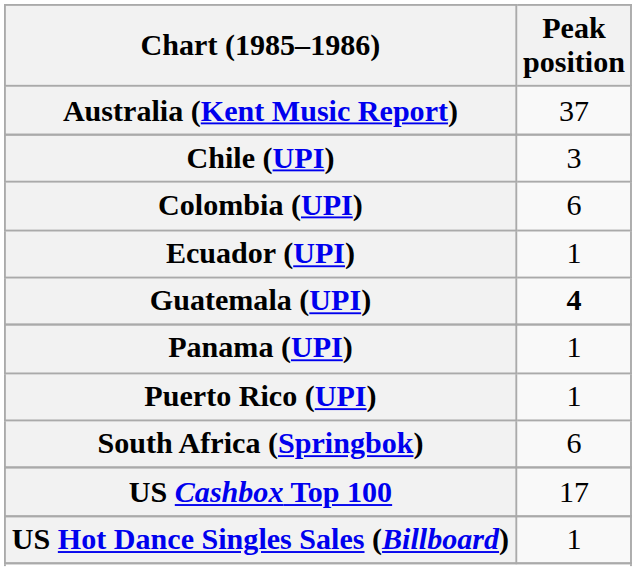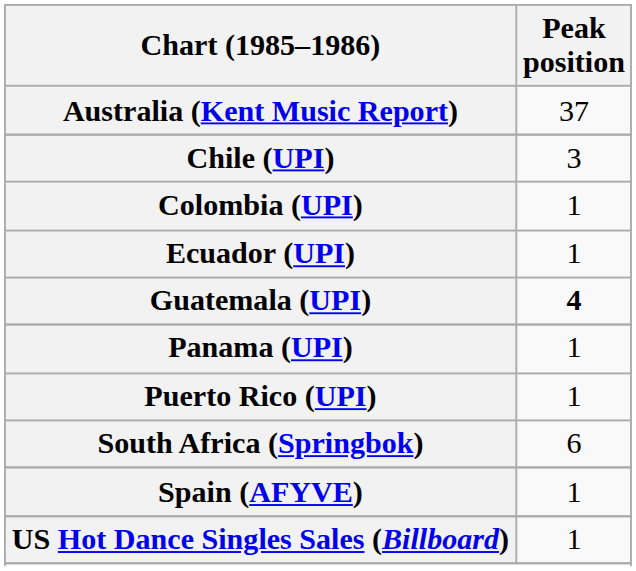(574, 205) 6 -> (574, 205) 1
+ row: (260, 491)
- row: (260, 491)
